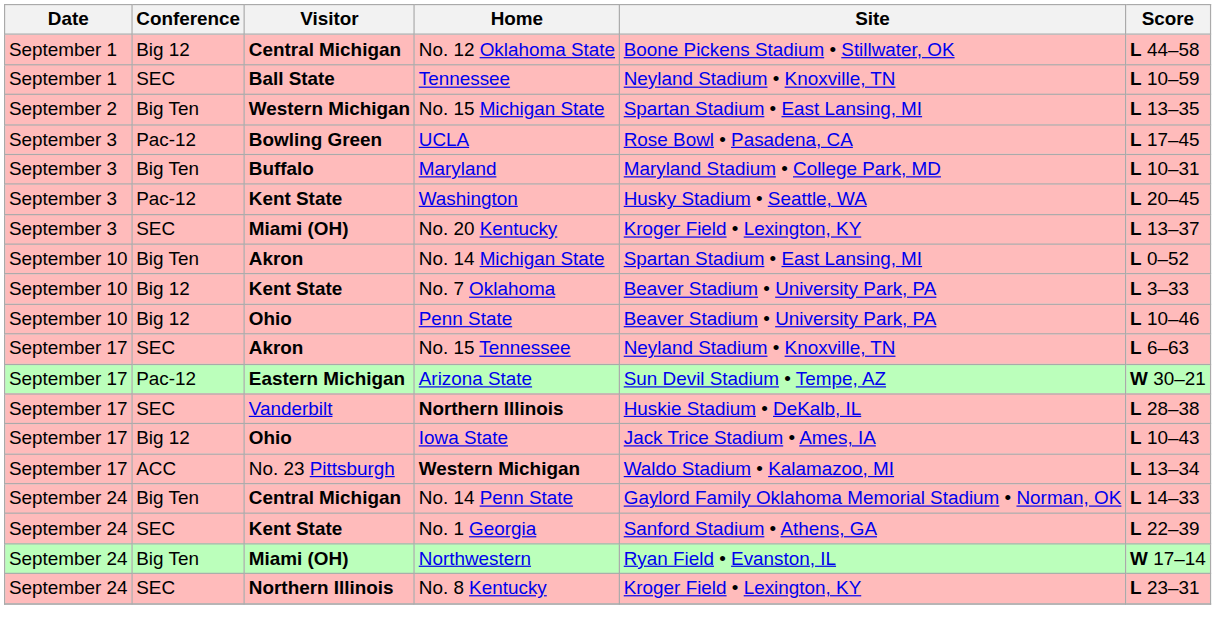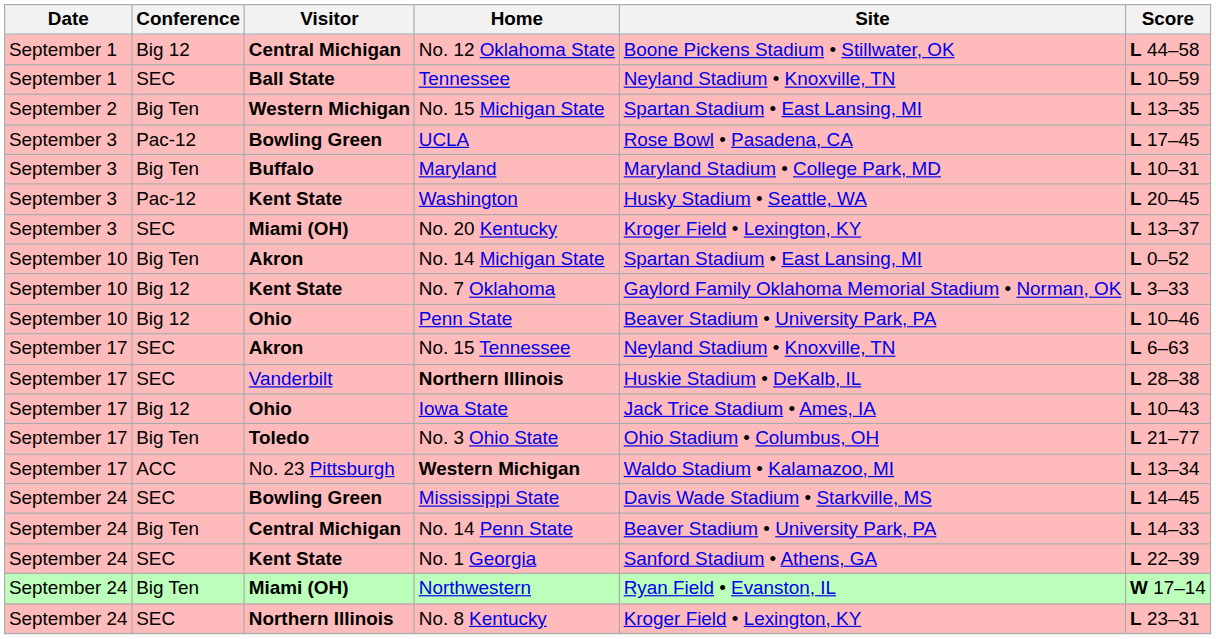(780, 288) Beaver Stadium • University Park, PA -> (873, 288) Gaylord Family Oklahoma Memorial Stadium • Norman, OK
- row: (475, 378)
+ row: (489, 438)
+ row: (489, 498)
(873, 498) Gaylord Family Oklahoma Memorial Stadium • Norman, OK -> (780, 528) Beaver Stadium • University Park, PA
